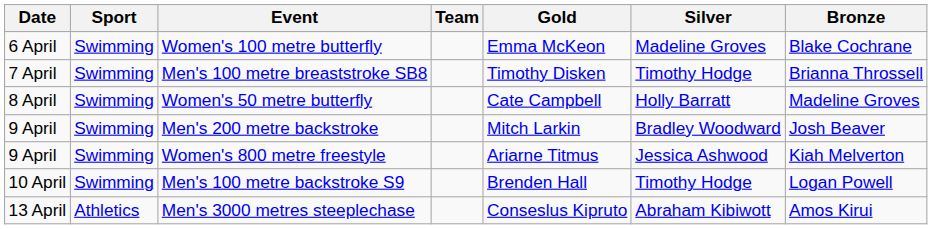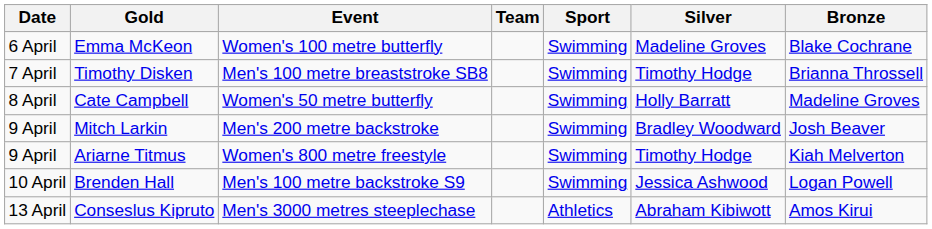columns swapped: (114, 18) <-> (557, 18)
(702, 155) Jessica Ashwood -> (694, 155) Timothy Hodge
(694, 182) Timothy Hodge -> (702, 182) Jessica Ashwood
